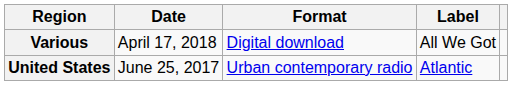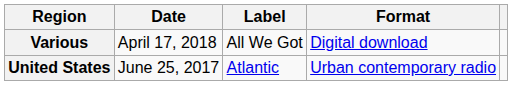columns swapped: (320, 17) <-> (458, 17)
